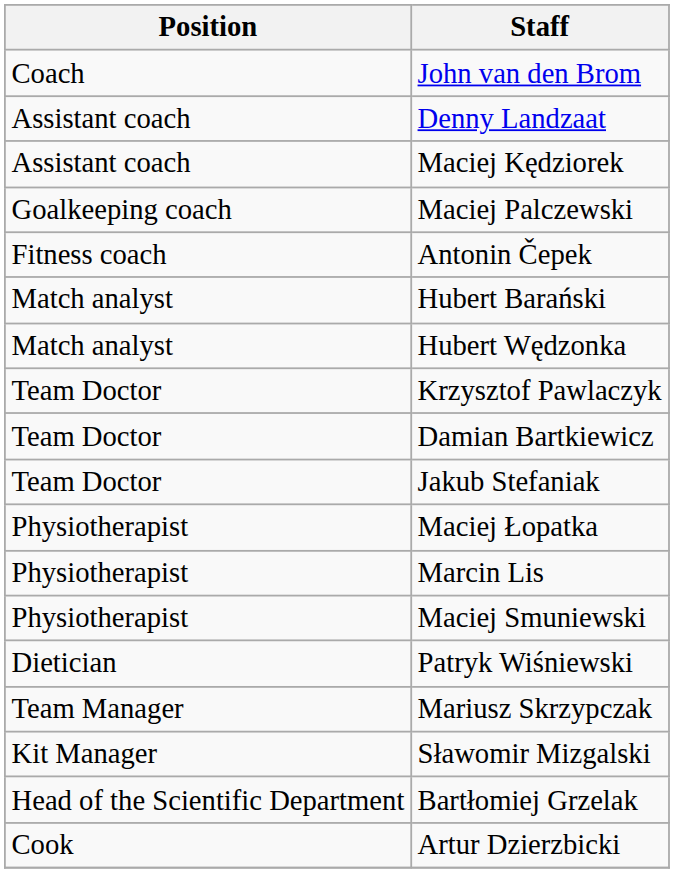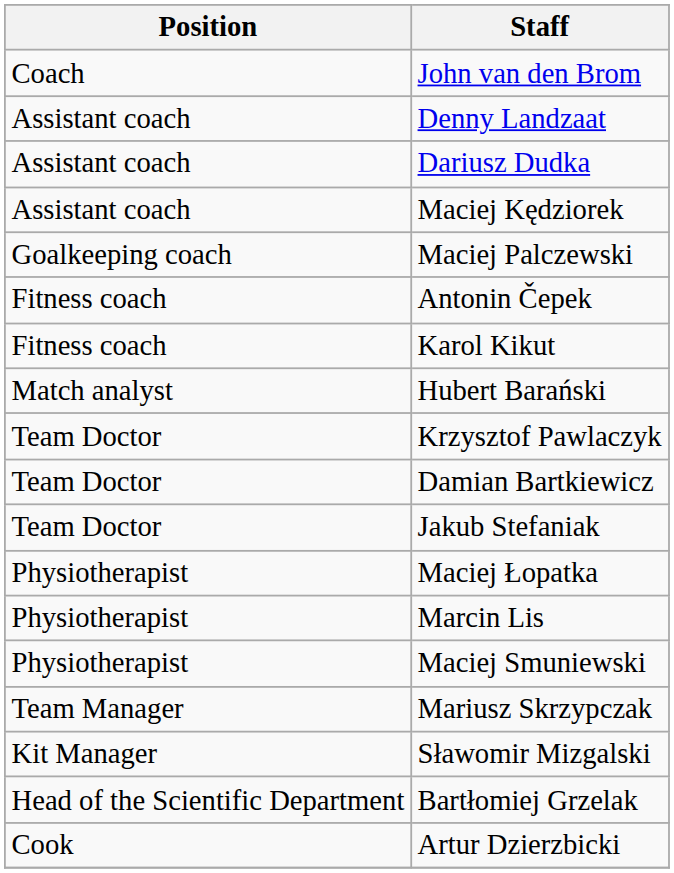+ row: (504, 163)
+ row: (486, 345)
- row: (522, 345)
- row: (525, 663)
